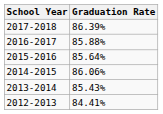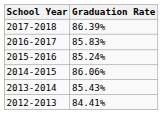(89, 42) 85.88% -> (89, 42) 85.83%
(89, 57) 85.64% -> (89, 57) 85.24%
